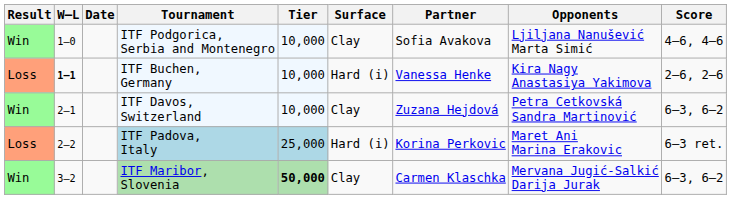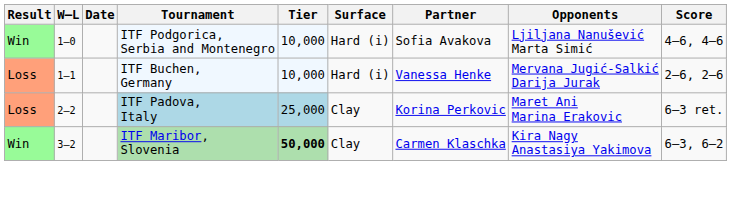(345, 41) Clay -> (360, 41) Hard (i)
(67, 75) bold -> (67, 76) normal
(582, 75) Kira Nagy Anastasiya Yakimova -> (585, 75) Mervana Jugić-Salkić Darija Jurak
- row: (161, 109)
(360, 143) Hard (i) -> (345, 109) Clay
(585, 177) Mervana Jugić-Salkić Darija Jurak -> (582, 143) Kira Nagy Anastasiya Yakimova
